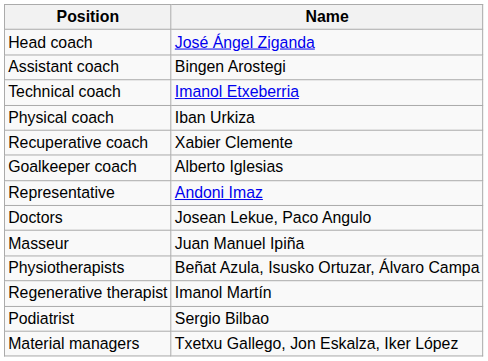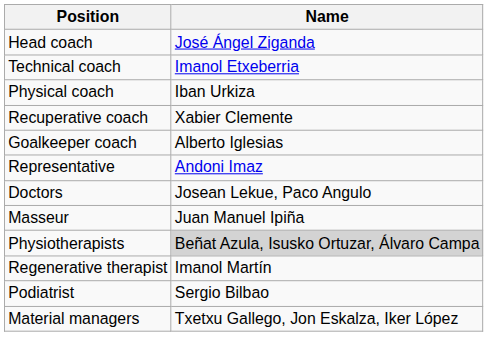- row: (64, 67)
(327, 268) no background -> (327, 243) lightgrey background
